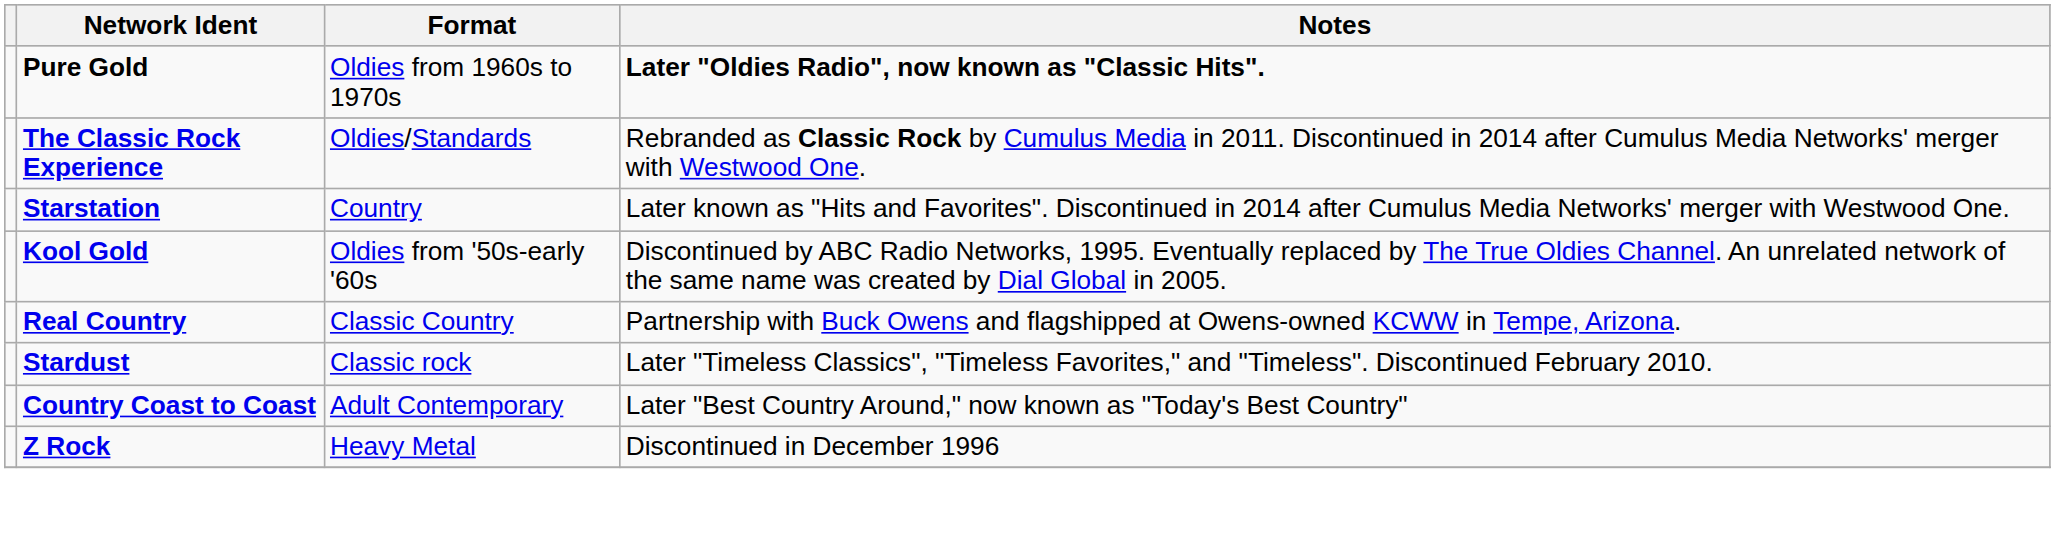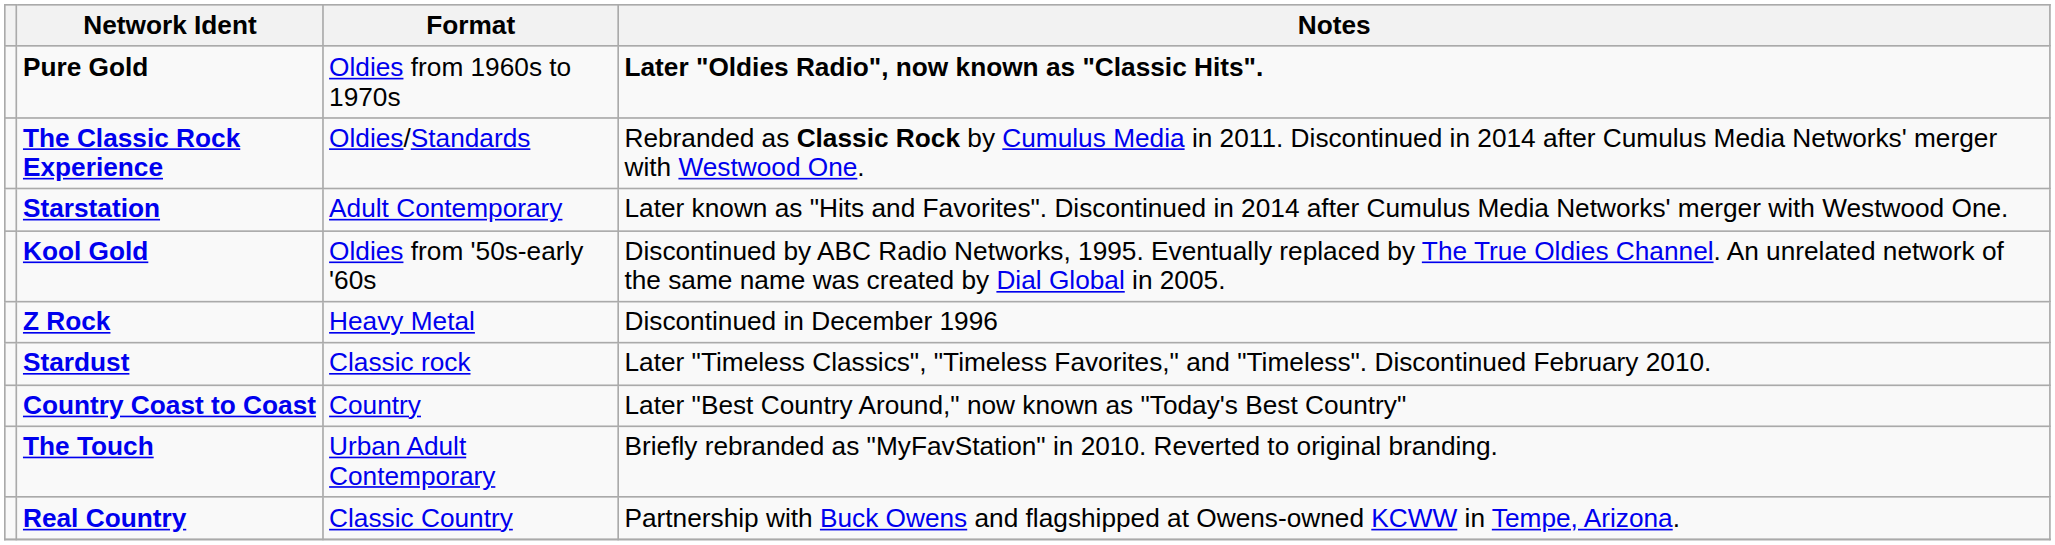(376, 209) Country -> (446, 209) Adult Contemporary
rows swapped: (105, 321) <-> (67, 446)
(447, 405) Adult Contemporary -> (375, 405) Country
+ row: (88, 446)
